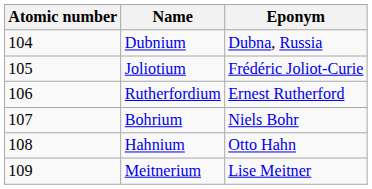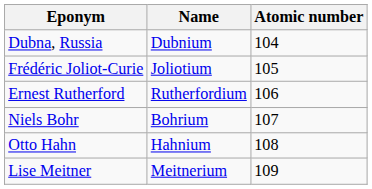columns swapped: (63, 17) <-> (296, 17)
